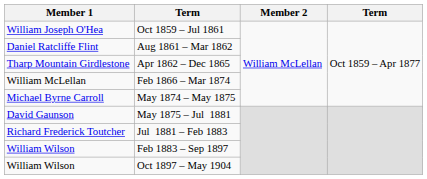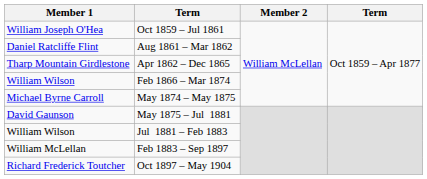(46, 81) William McLellan -> (41, 81) William Wilson
(67, 132) Richard Frederick Toutcher -> (41, 132) William Wilson
(41, 149) William Wilson -> (46, 149) William McLellan
(41, 166) William Wilson -> (67, 166) Richard Frederick Toutcher
